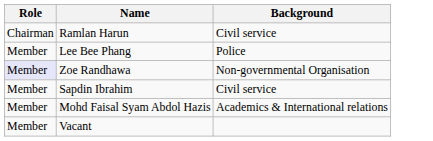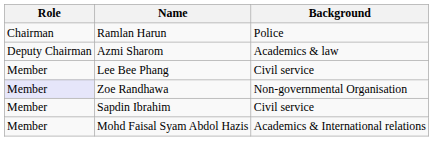(246, 32) Civil service -> (269, 32) Police
+ row: (130, 51)
(231, 51) Police -> (284, 70) Civil service
- row: (75, 126)
